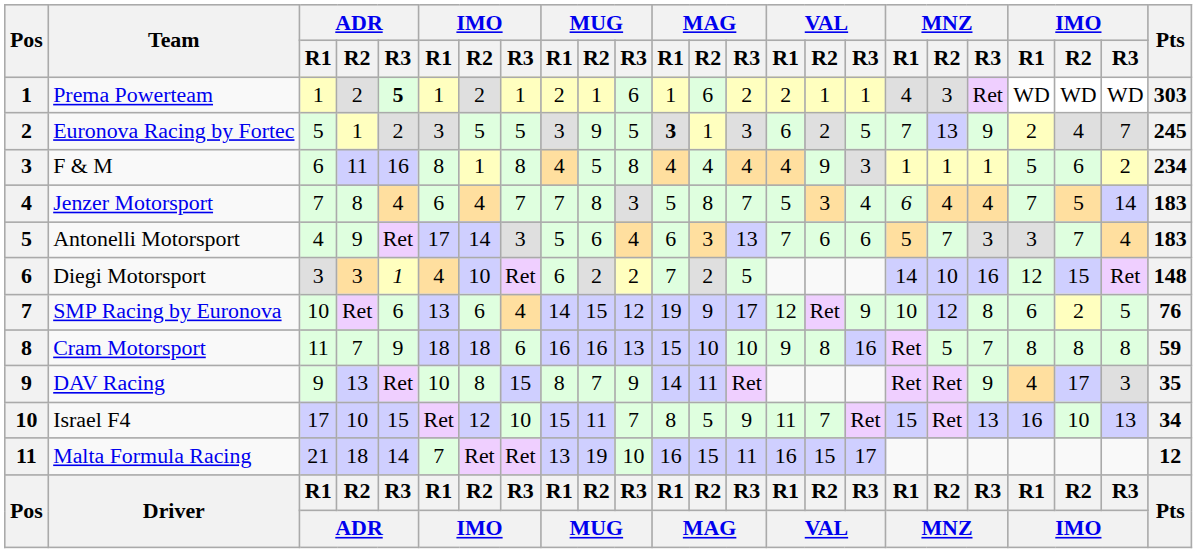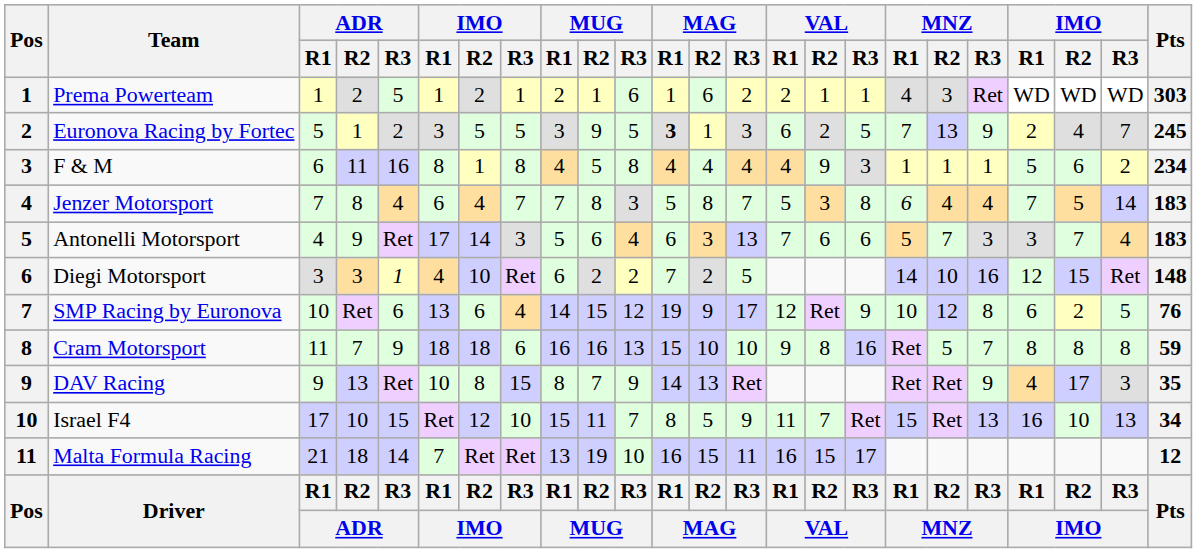(398, 94) bold -> (398, 94) normal
(865, 202) 4 -> (865, 202) 8
(708, 383) 11 -> (708, 383) 13
